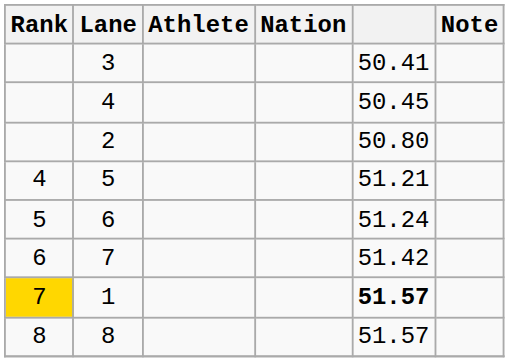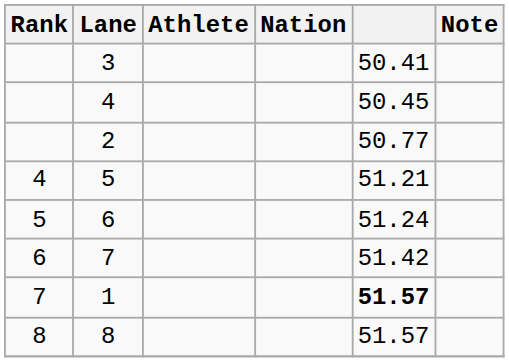(394, 141) 50.80 -> (394, 141) 50.77
(39, 297) gold background -> (39, 297) no background
